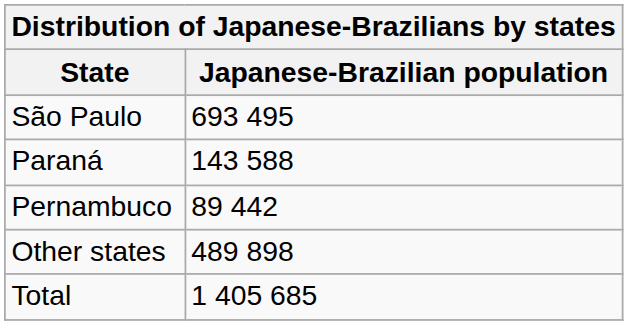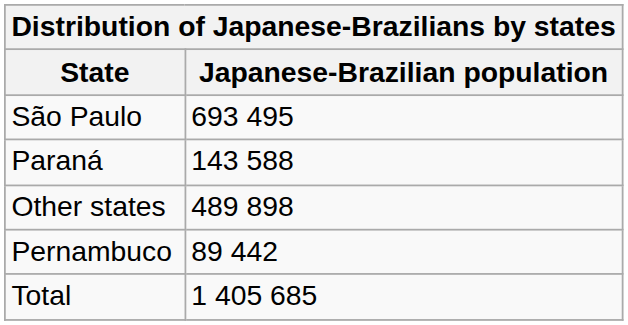rows swapped: (92, 206) <-> (89, 251)
